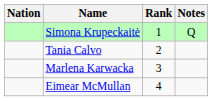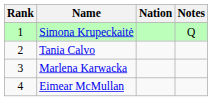columns swapped: (159, 13) <-> (24, 13)
